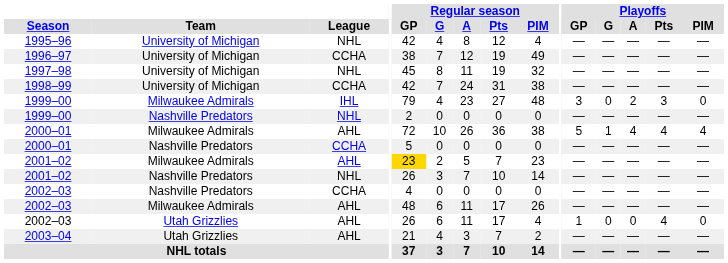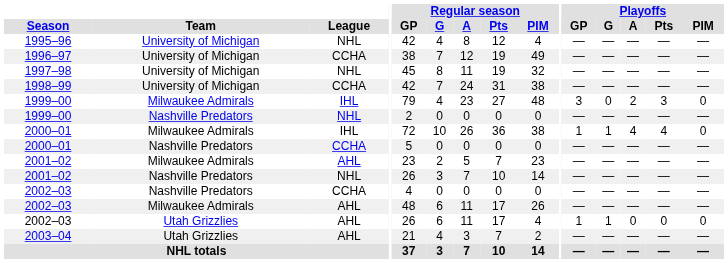(349, 131) AHL -> (349, 131) IHL
(579, 131) 5 -> (579, 131) 1
(703, 131) 4 -> (703, 131) 0
(409, 161) gold background -> (409, 161) no background
(608, 221) 0 -> (608, 221) 1
(664, 221) 4 -> (664, 221) 0
